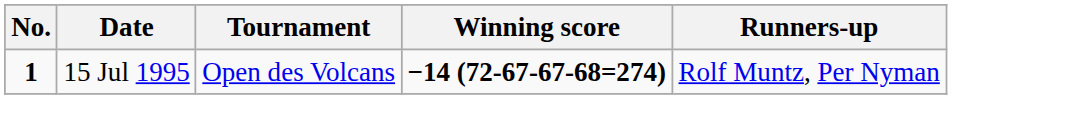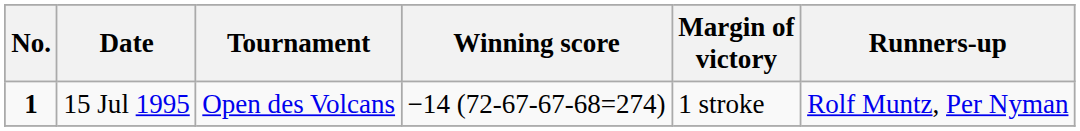+ column: (736, 43)
(537, 71) bold -> (537, 103) normal
